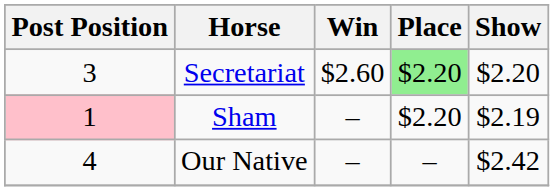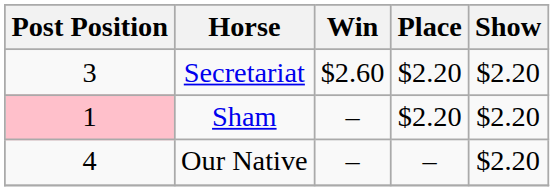(430, 71) lightgreen background -> (430, 71) no background
(508, 116) $2.19 -> (508, 116) $2.20
(508, 161) $2.42 -> (508, 161) $2.20
